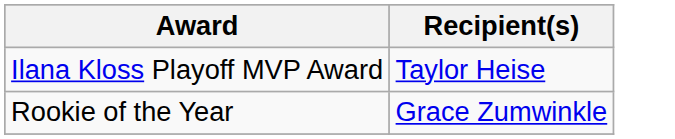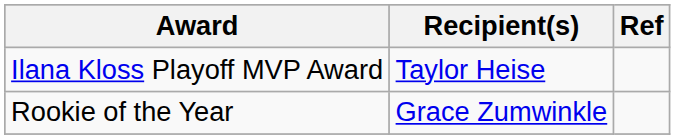+ column: (642, 26)
